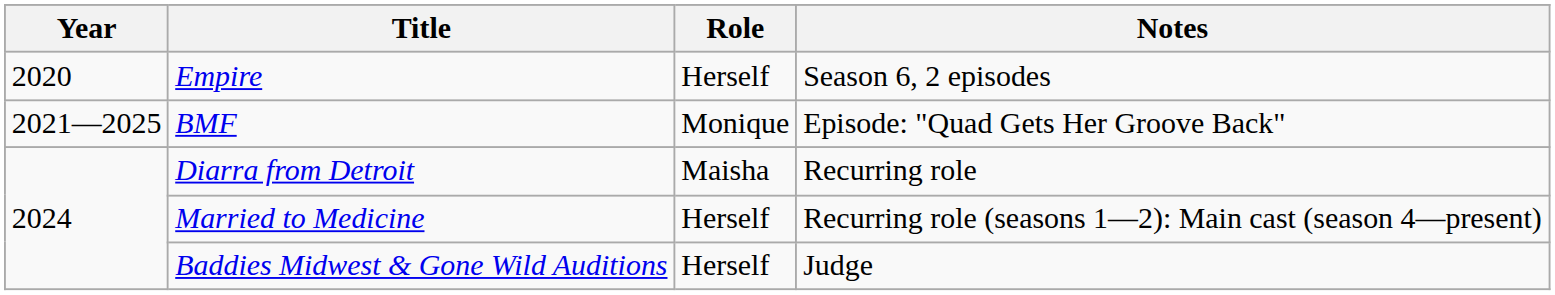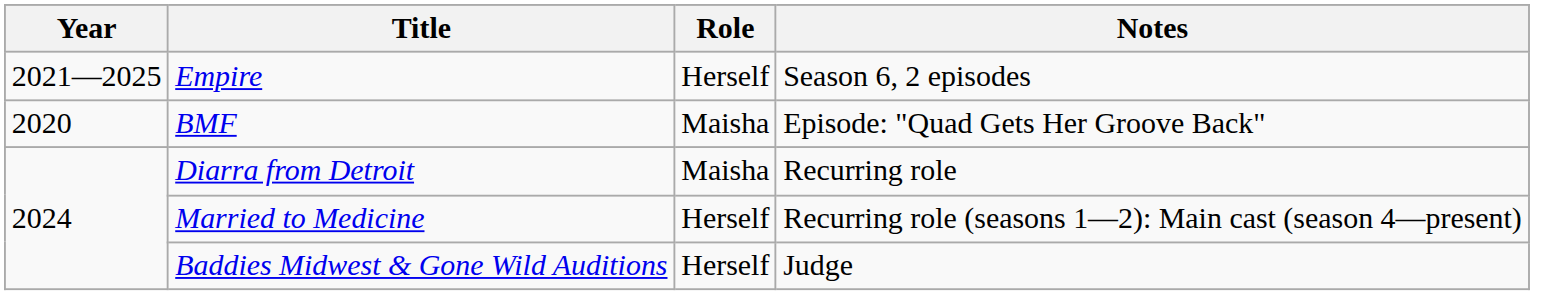(42, 75) 2020 -> (87, 75) 2021—2025
(87, 123) 2021—2025 -> (42, 123) 2020
(735, 123) Monique -> (725, 123) Maisha
